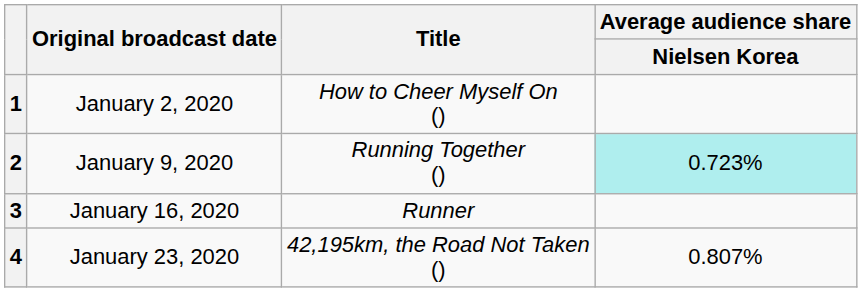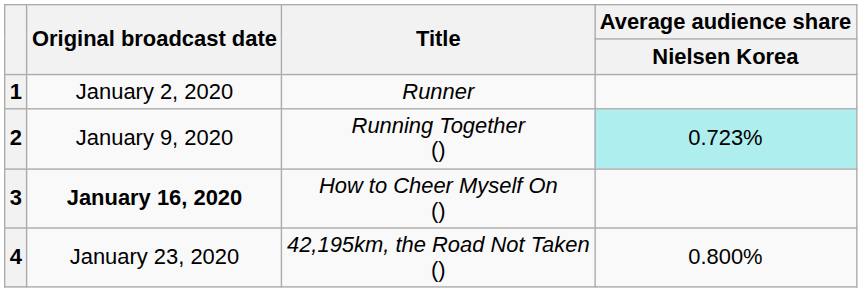(438, 103) How to Cheer Myself On () -> (438, 91) Runner
(154, 210) normal -> (154, 197) bold
(438, 210) Runner -> (438, 197) How to Cheer Myself On ()
(725, 257) 0.807% -> (725, 257) 0.800%
